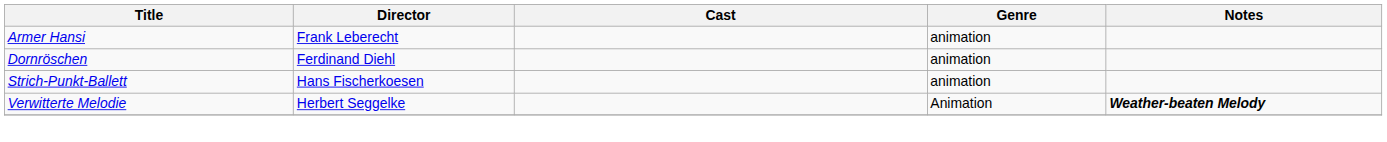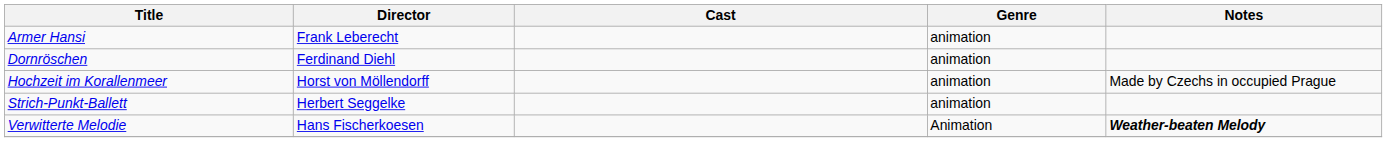+ row: (87, 81)
(360, 81) Hans Fischerkoesen -> (351, 103) Herbert Seggelke
(351, 103) Herbert Seggelke -> (360, 125) Hans Fischerkoesen
